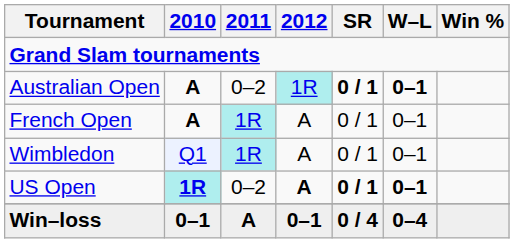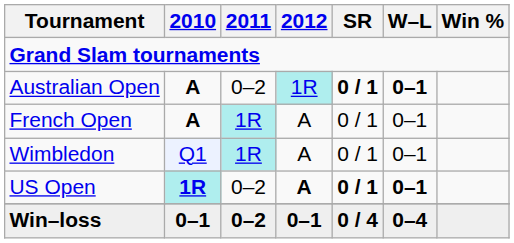(248, 220) A -> (248, 220) 0–2
